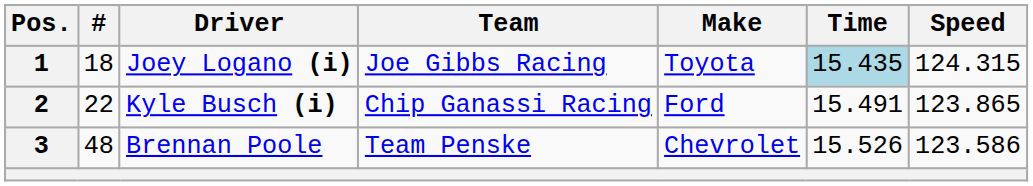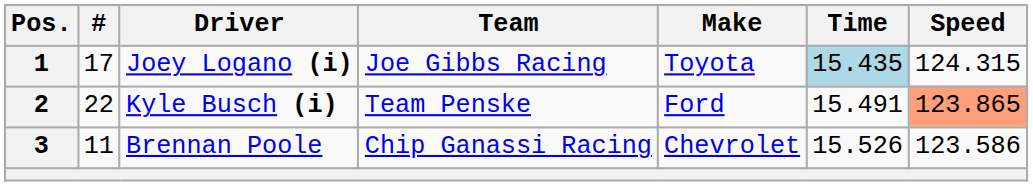(99, 66) 18 -> (99, 66) 17
(508, 107) Chip Ganassi Racing -> (448, 107) Team Penske
(968, 107) no background -> (968, 107) lightsalmon background
(99, 148) 48 -> (99, 148) 11
(448, 148) Team Penske -> (508, 148) Chip Ganassi Racing
